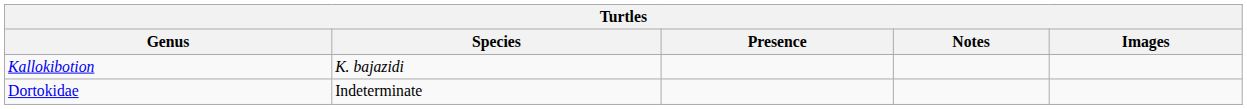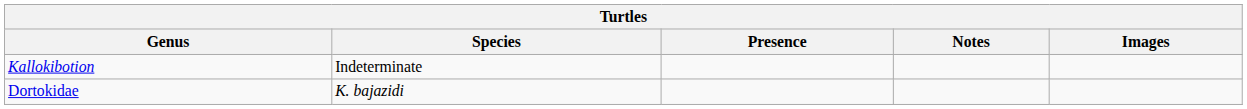(370, 66) K. bajazidi -> (379, 66) Indeterminate
(379, 91) Indeterminate -> (370, 91) K. bajazidi
